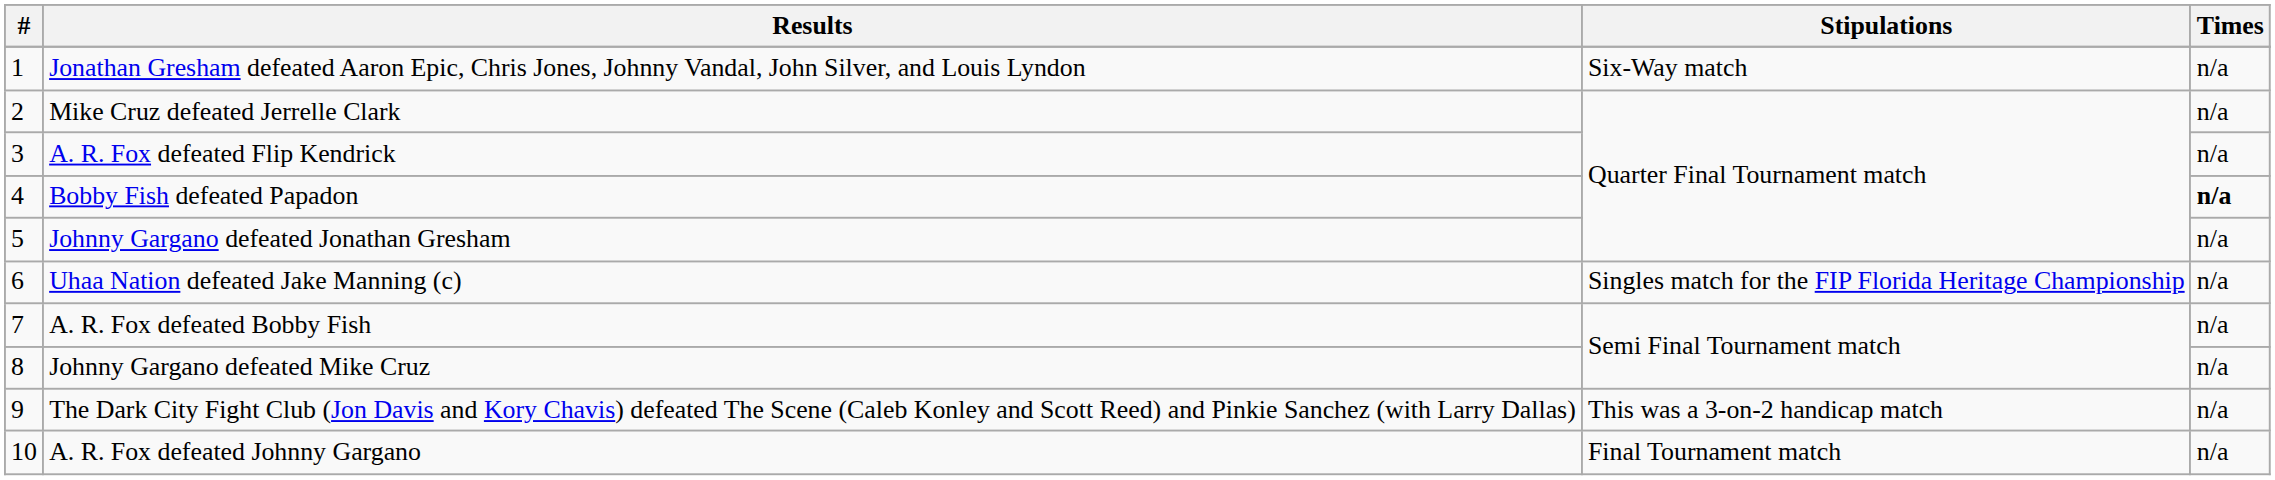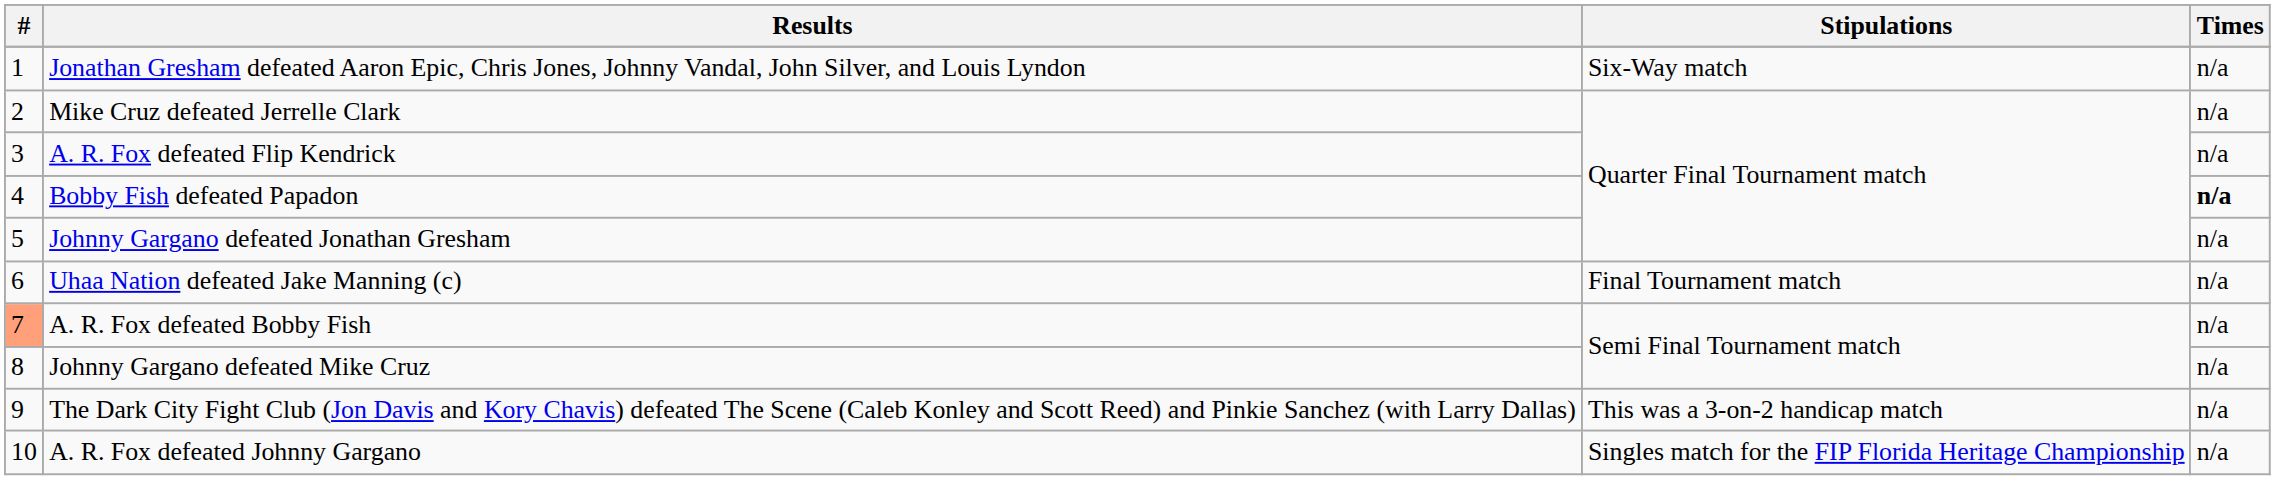(1886, 281) Singles match for the FIP Florida Heritage Championship -> (1715, 281) Final Tournament match
(18, 323) no background -> (18, 323) lightsalmon background
(1715, 451) Final Tournament match -> (1886, 451) Singles match for the FIP Florida Heritage Championship
